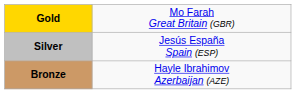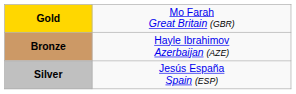rows swapped: (48, 46) <-> (48, 74)
